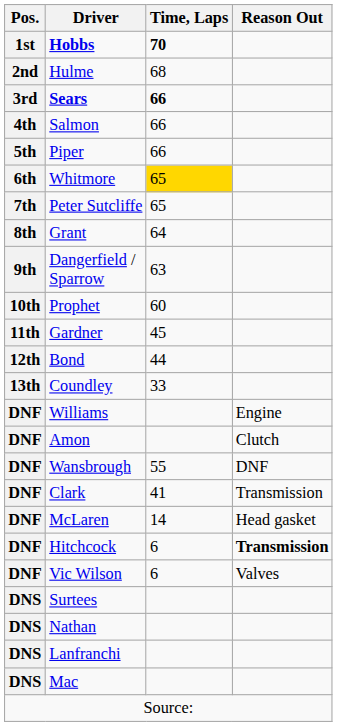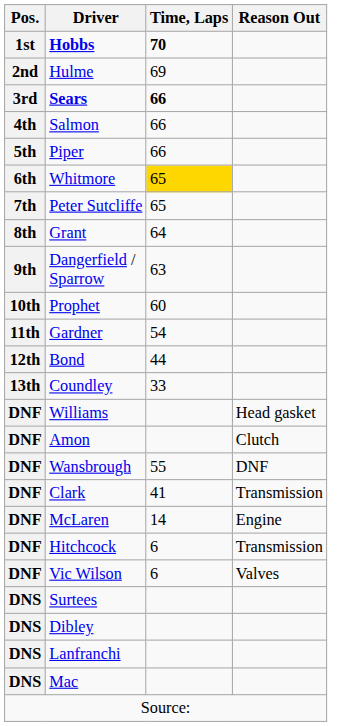(158, 71) 68 -> (158, 71) 69
(158, 332) 45 -> (158, 332) 54
(259, 412) Engine -> (276, 412) Head gasket
(276, 520) Head gasket -> (259, 520) Engine
(282, 546) bold -> (279, 546) normal
+ row: (71, 627)
- row: (73, 627)
